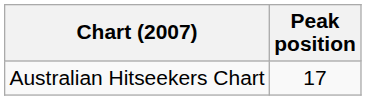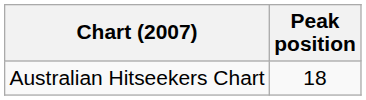(315, 77) 17 -> (315, 77) 18
